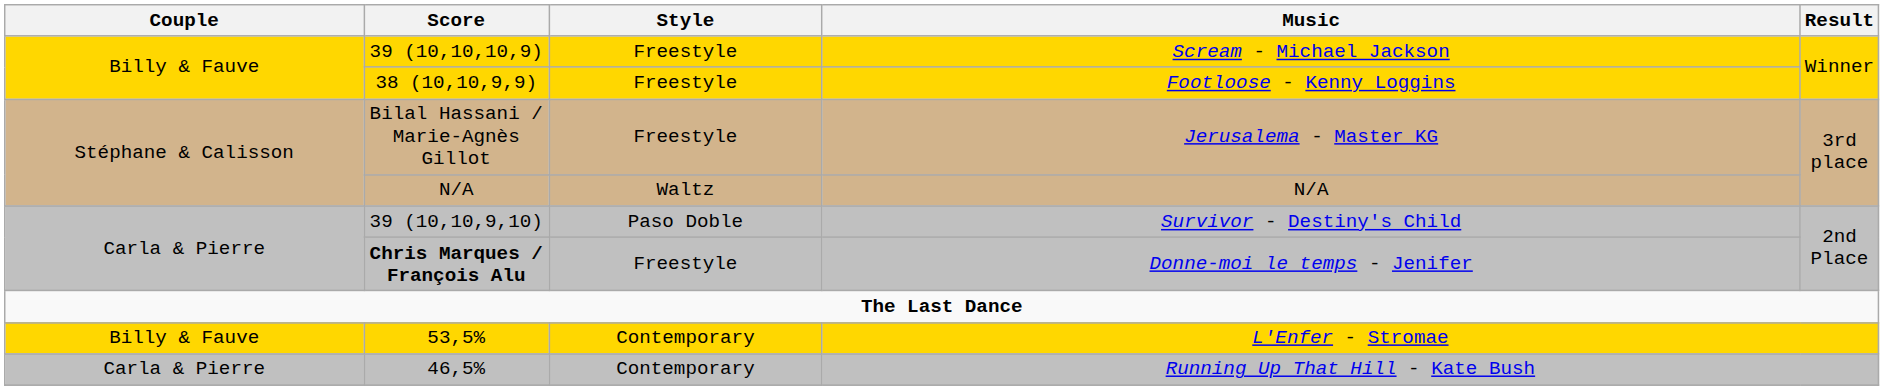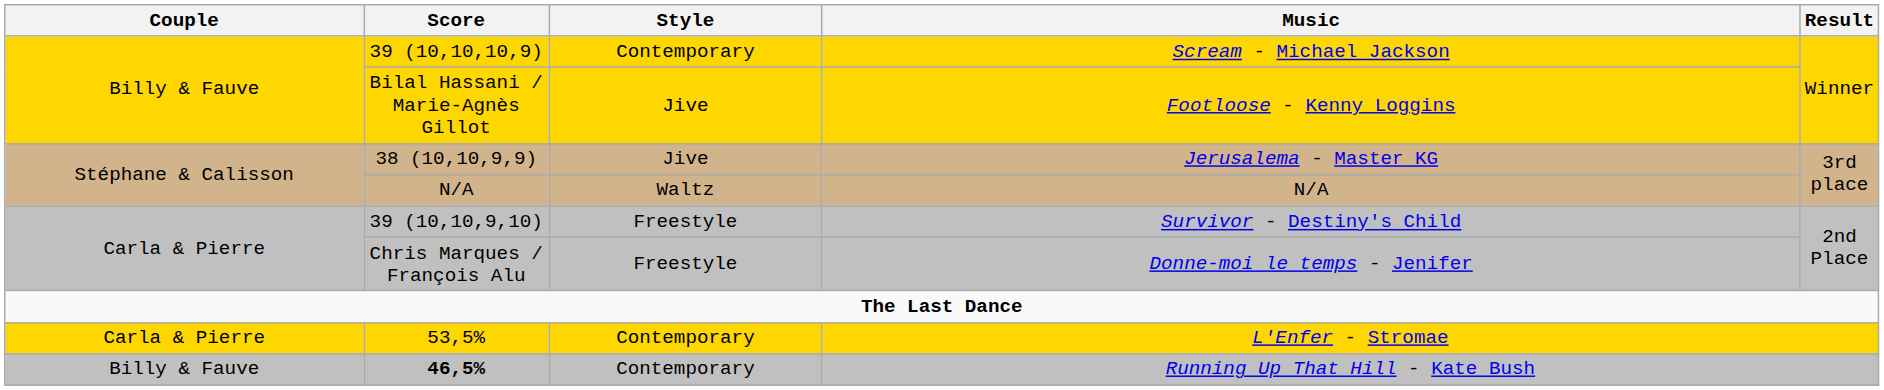(685, 52) Freestyle -> (685, 52) Contemporary
(456, 83) 38 (10,10,9,9) -> (456, 105) Bilal Hassani / Marie-Agnès Gillot
(685, 83) Freestyle -> (685, 105) Jive
(456, 137) Bilal Hassani / Marie-Agnès Gillot -> (456, 159) 38 (10,10,9,9)
(685, 137) Freestyle -> (685, 159) Jive
(685, 222) Paso Doble -> (685, 222) Freestyle
(456, 264) bold -> (456, 264) normal
(184, 338) Billy & Fauve -> (184, 338) Carla & Pierre
(184, 369) Carla & Pierre -> (184, 369) Billy & Fauve
(456, 369) normal -> (456, 369) bold
